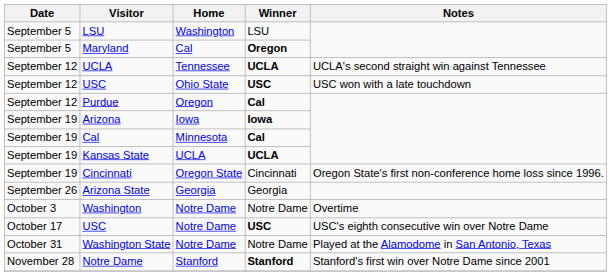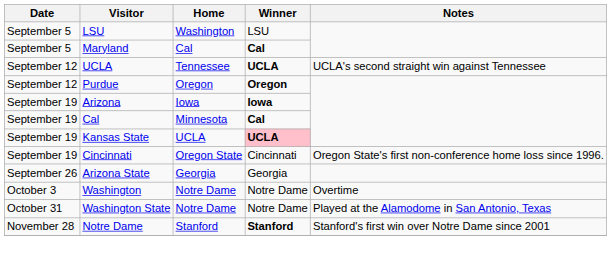(267, 48) Oregon -> (256, 48) Cal
- row: (94, 84)
(256, 102) Cal -> (267, 84) Oregon
(263, 155) no background -> (263, 137) pink background
- row: (94, 226)
